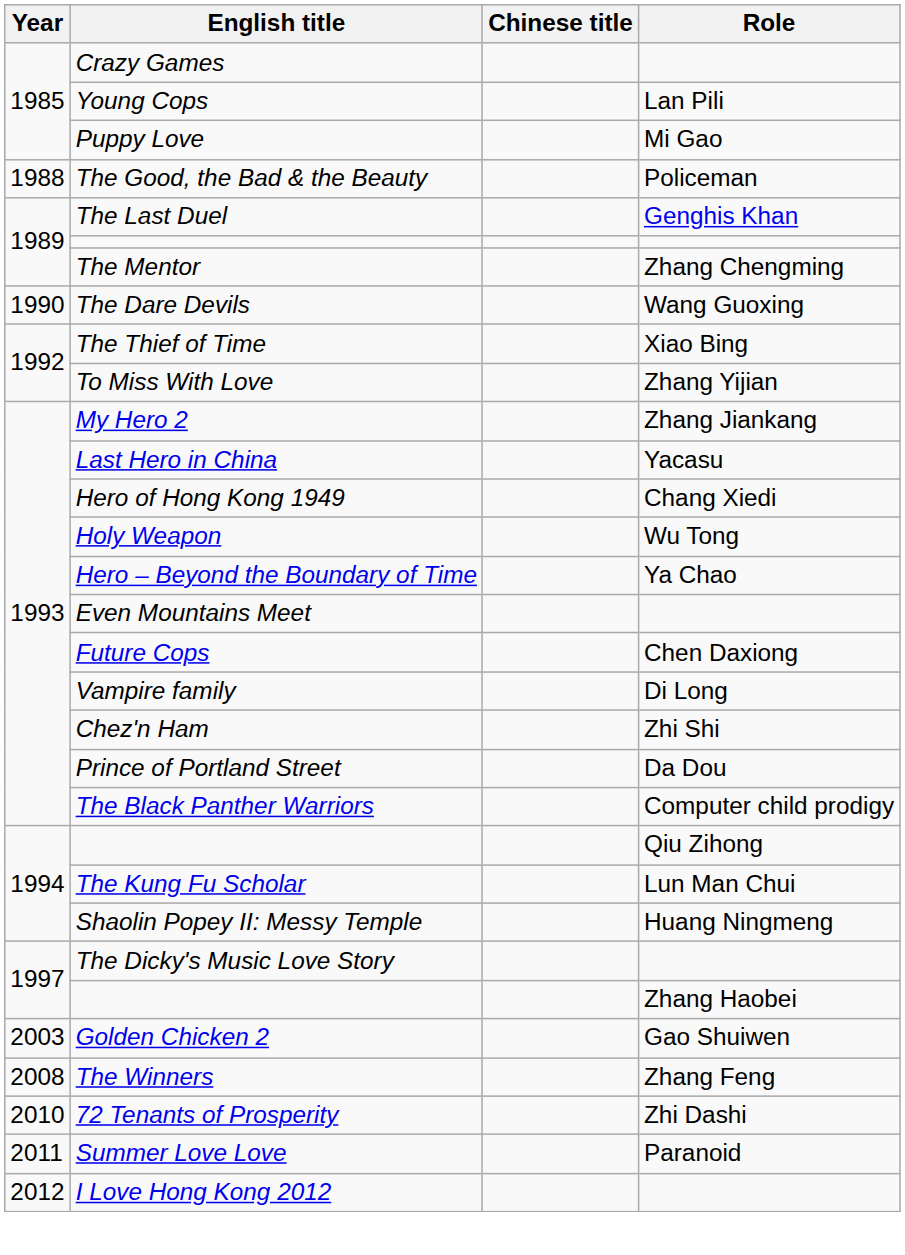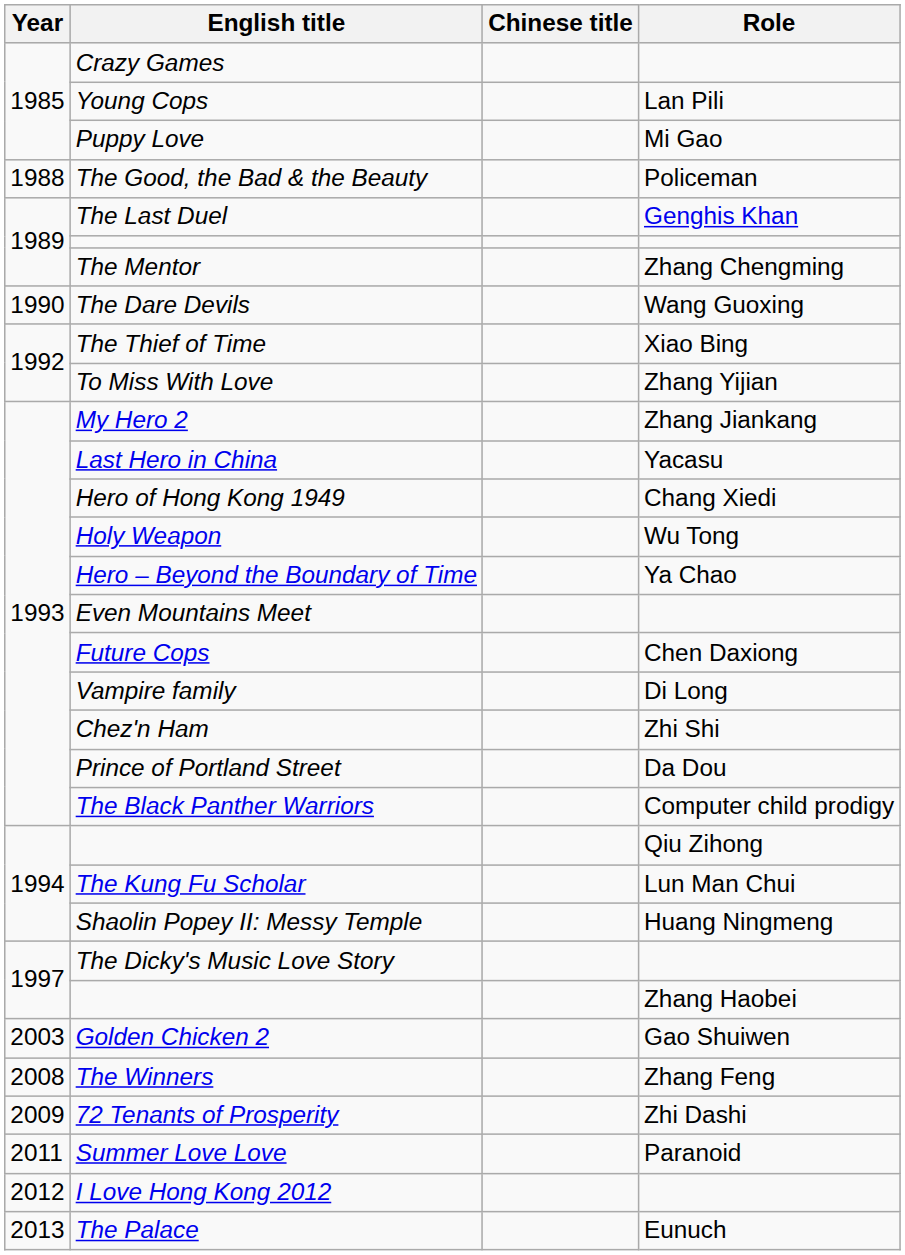(37, 1114) 2010 -> (37, 1114) 2009
+ row: (137, 1230)
